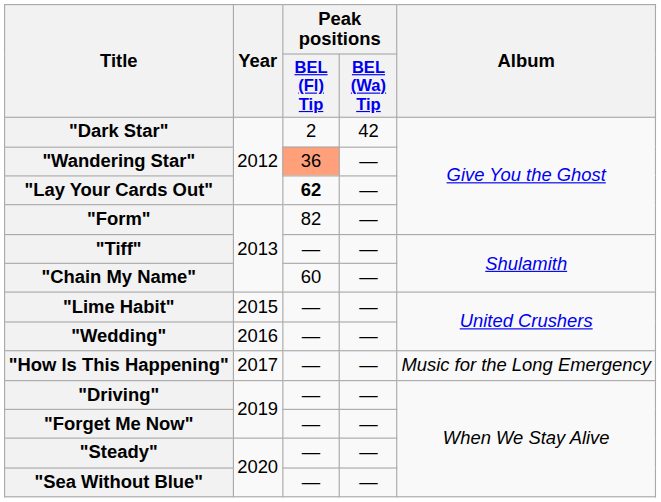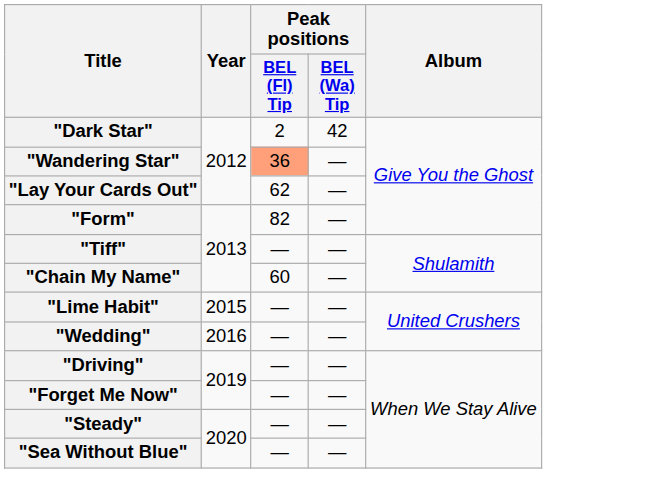(311, 190) bold -> (280, 190) normal
- row: (119, 365)
